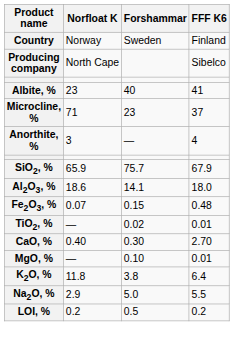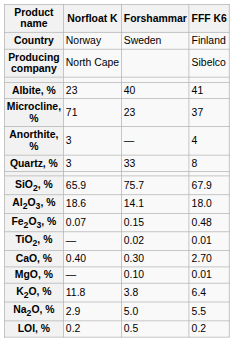+ row: (34, 163)
